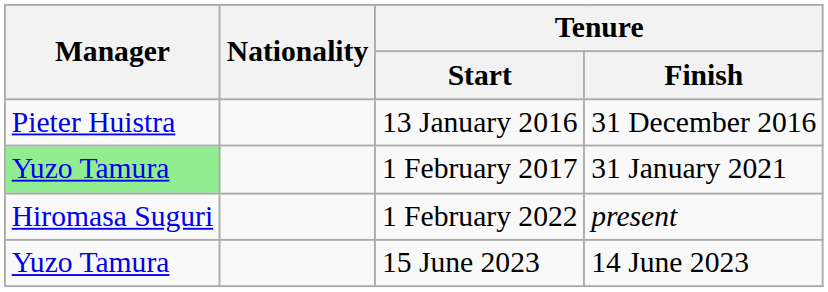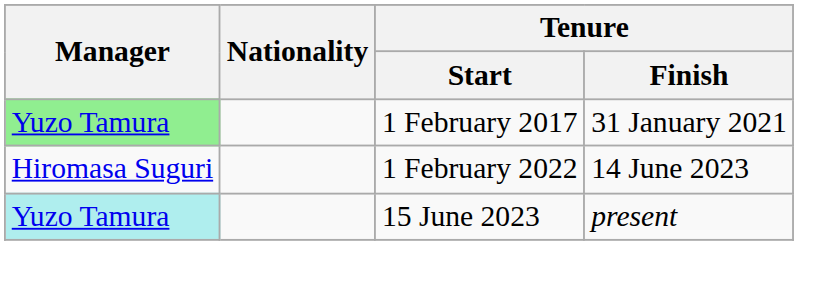- row: (480, 121)
(634, 215) present -> (670, 168) 14 June 2023
(91, 262) no background -> (91, 215) paleturquoise background
(670, 262) 14 June 2023 -> (634, 215) present
